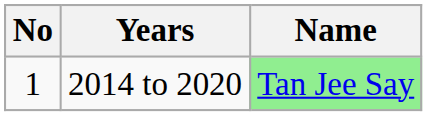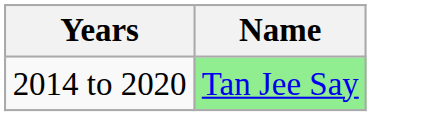- column: (33, 30)
